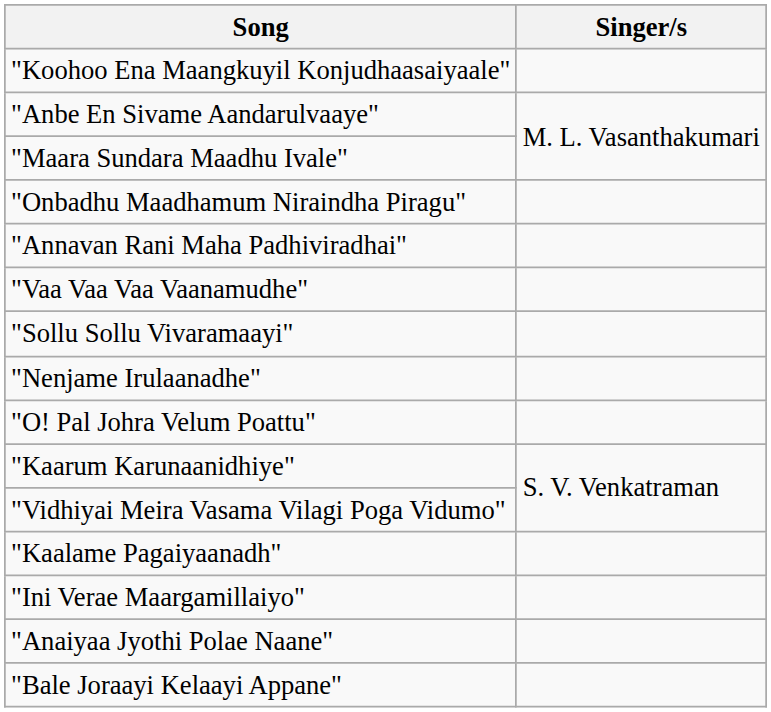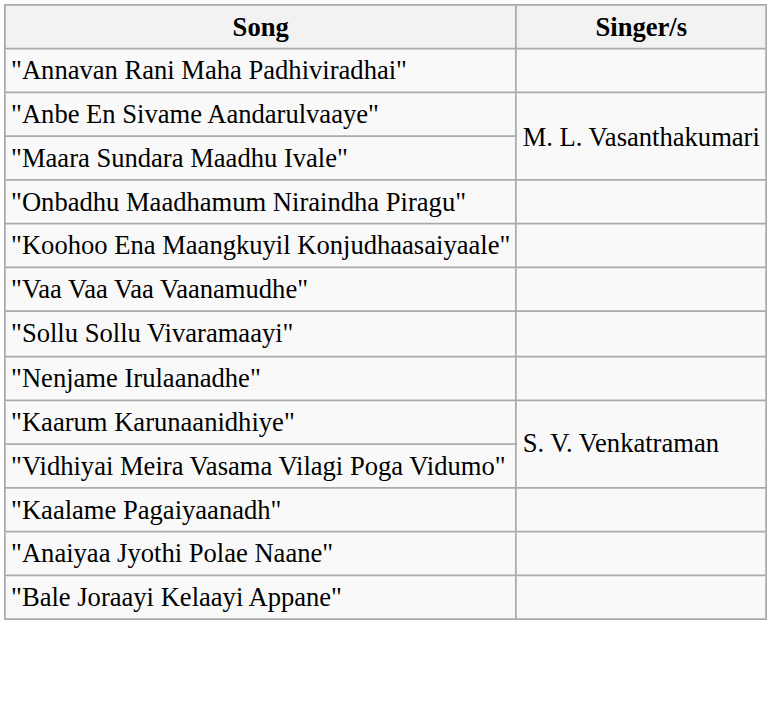rows swapped: (209, 245) <-> (261, 70)
- row: (163, 421)
- row: (158, 596)
